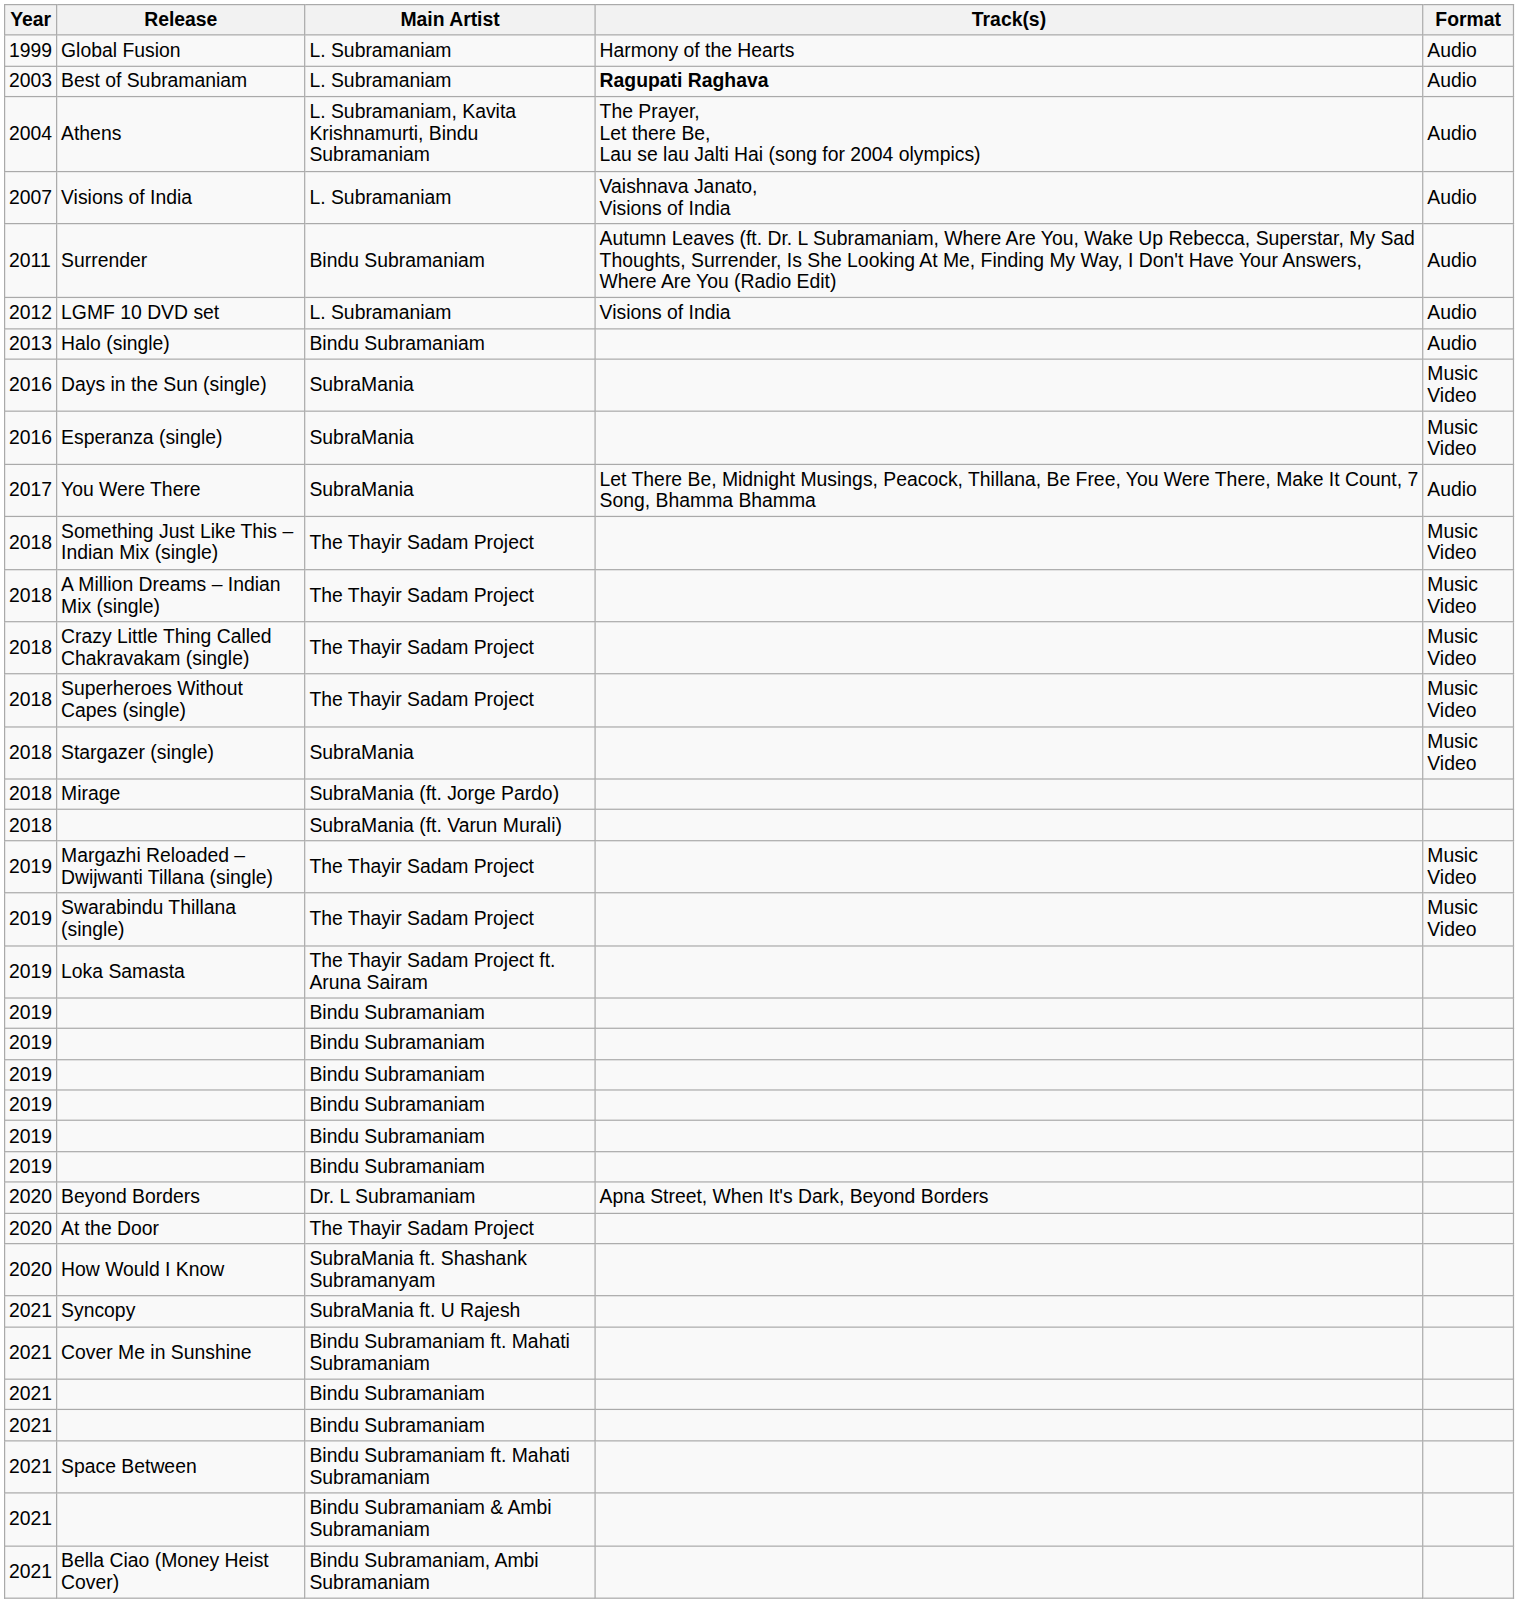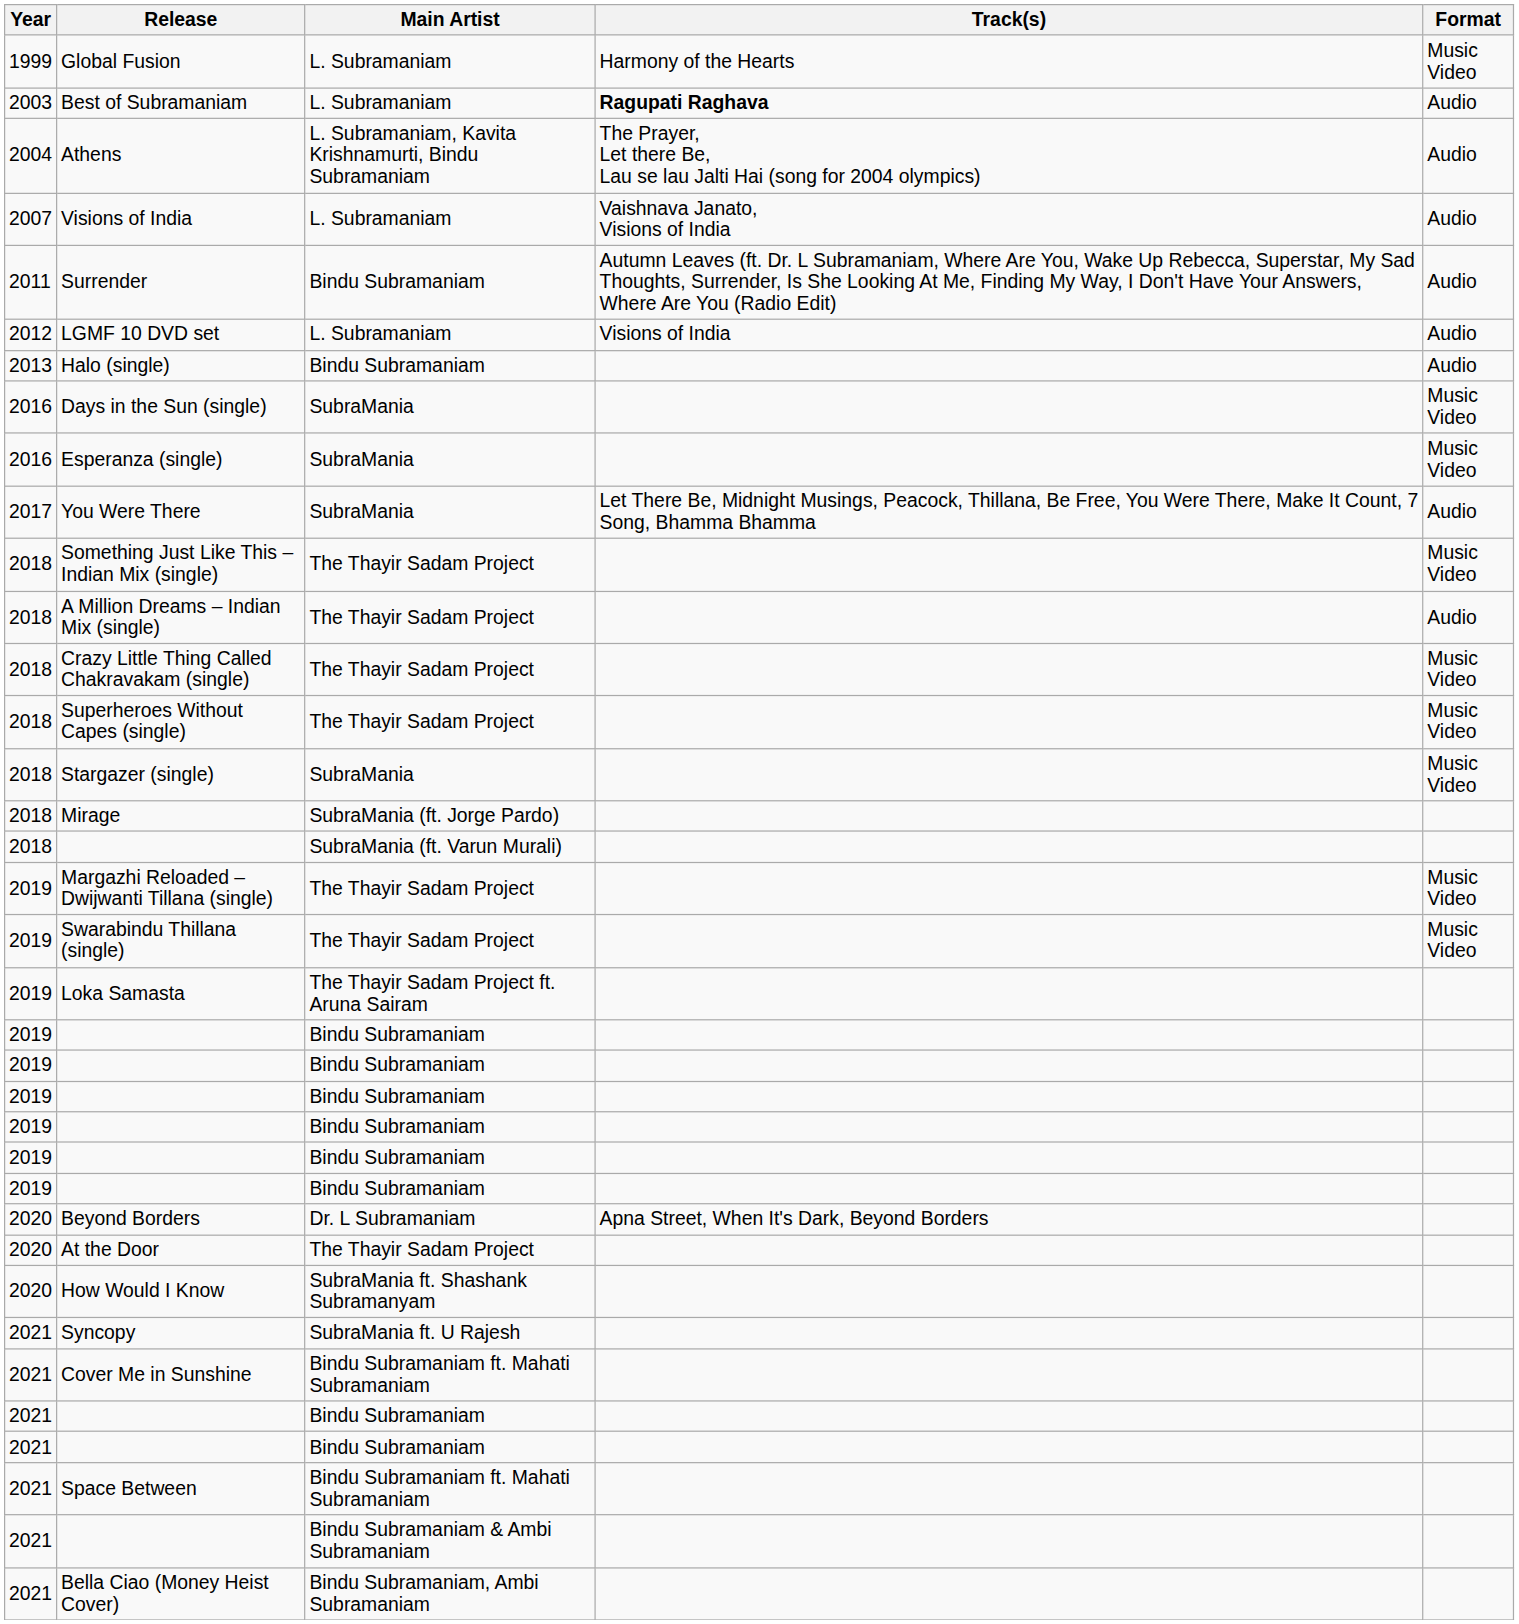(1452, 50) Audio -> (1453, 61) Music Video
(1453, 595) Music Video -> (1452, 616) Audio
